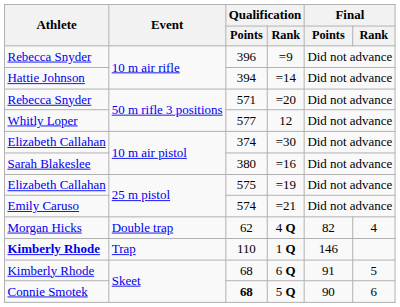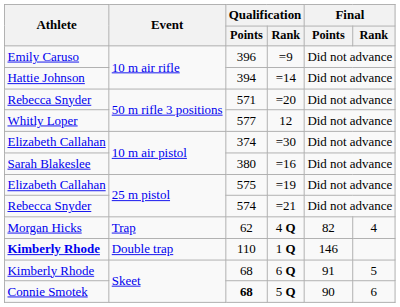(49, 57) Rebecca Snyder -> (43, 57) Emily Caruso
(43, 206) Emily Caruso -> (49, 206) Rebecca Snyder
(143, 228) Double trap -> (124, 228) Trap
(124, 249) Trap -> (143, 249) Double trap
